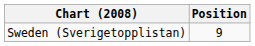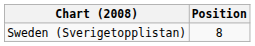(219, 32) 9 -> (219, 32) 8
